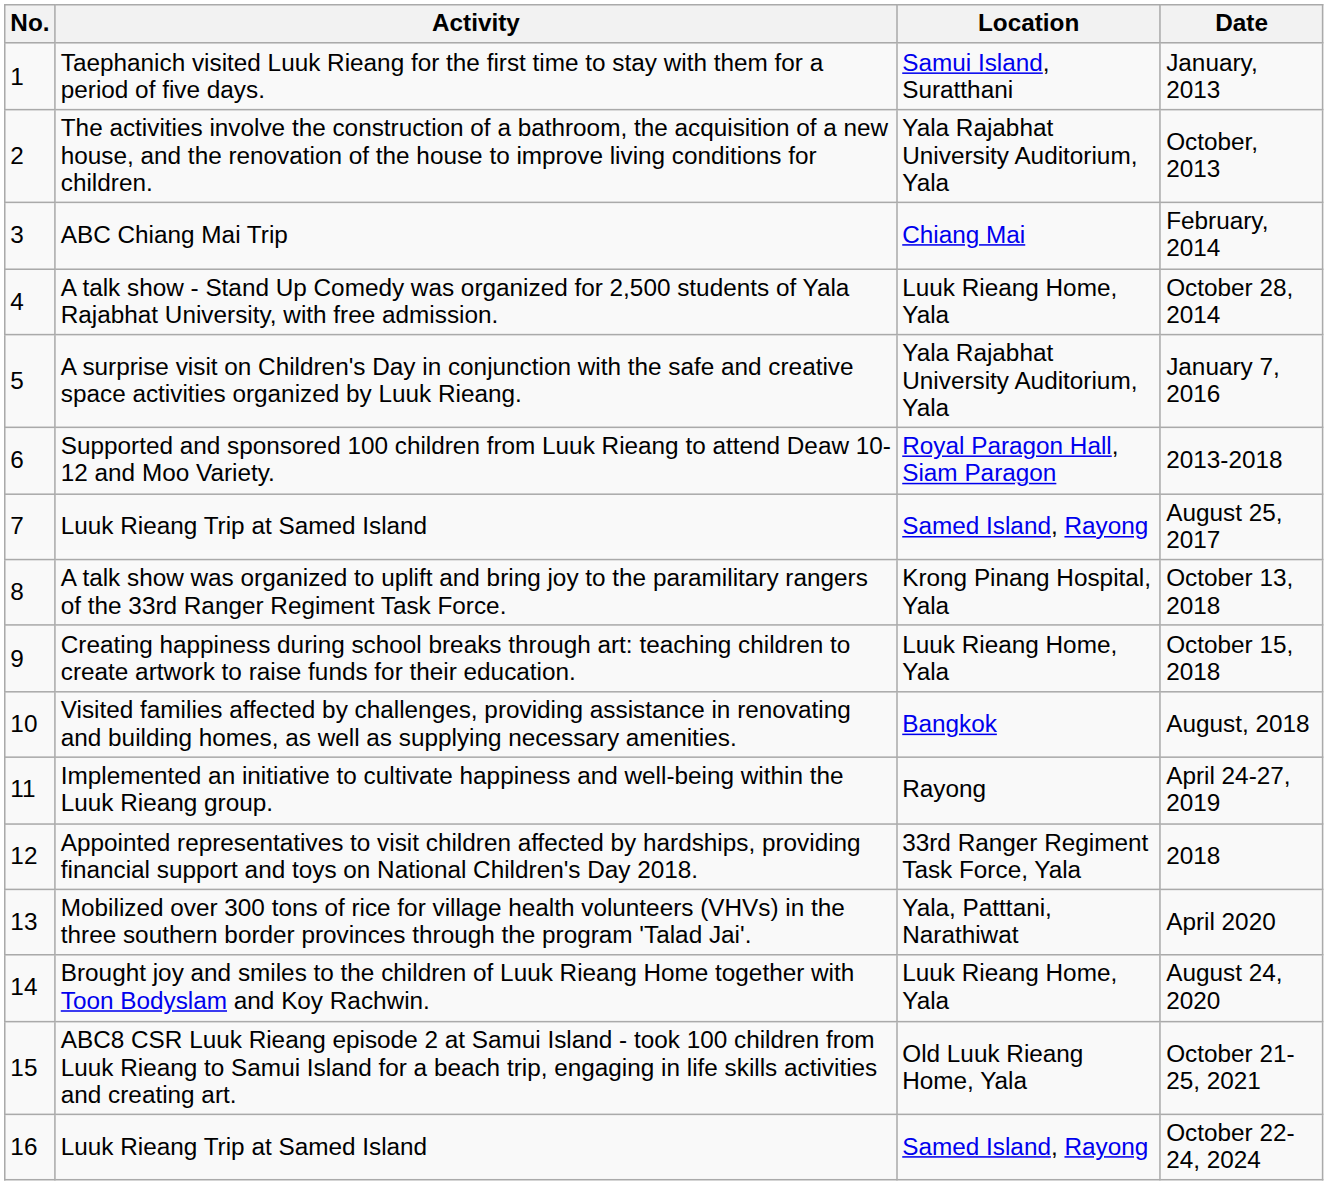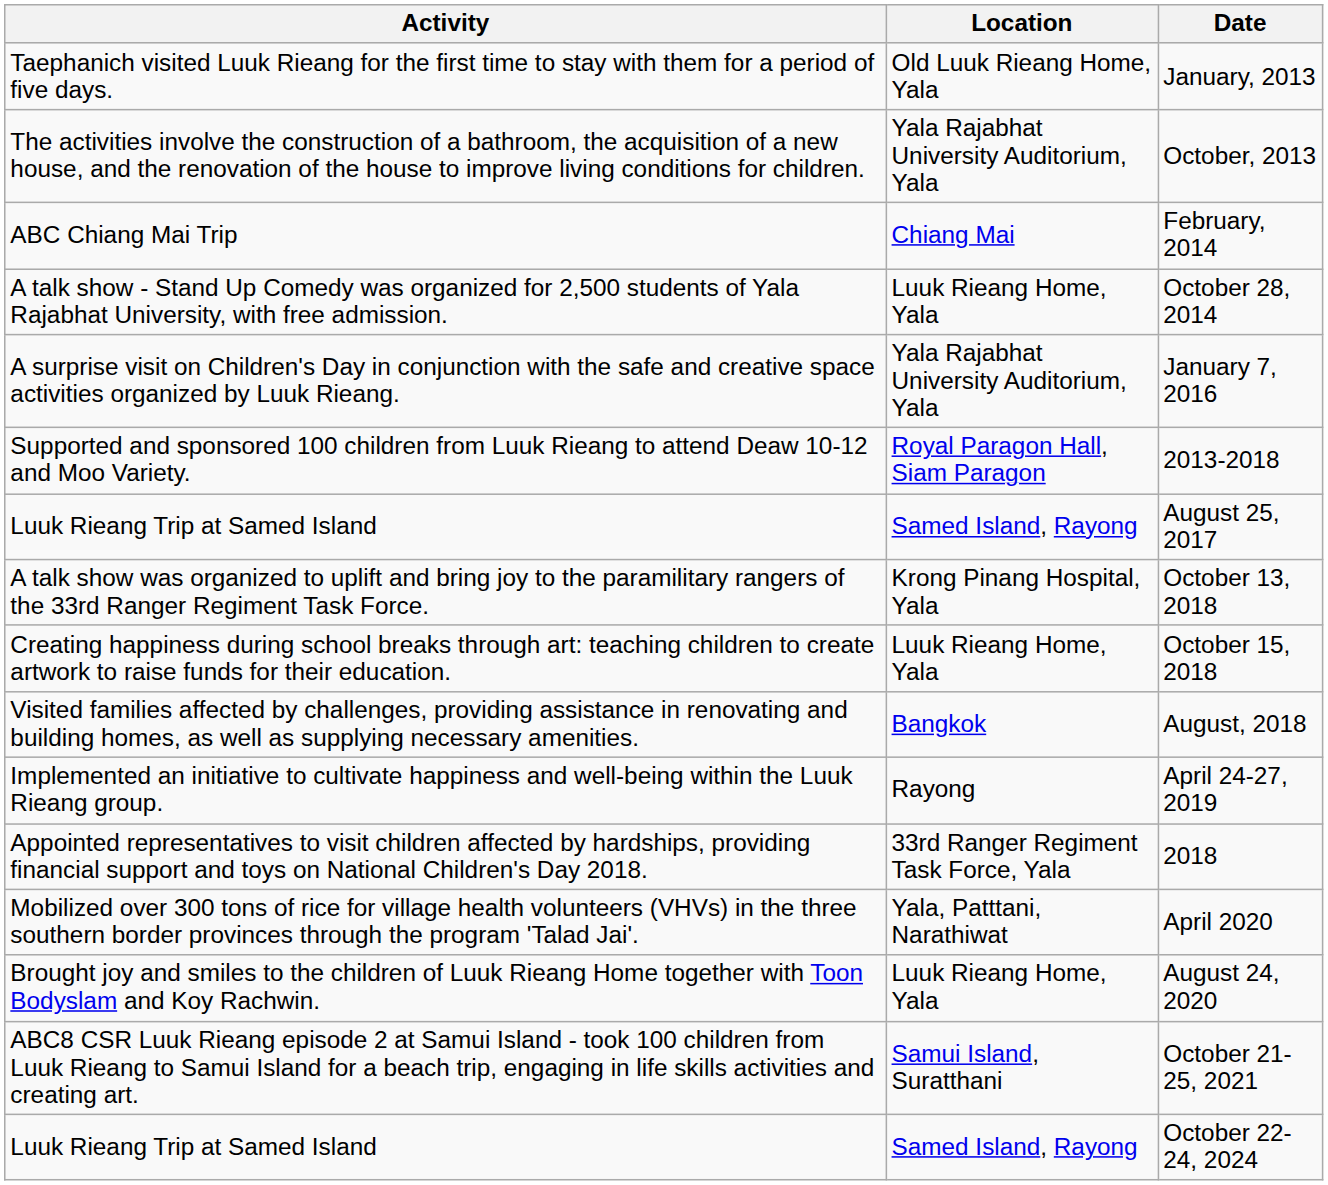- column: (30, 23)
(976, 76) Samui Island, Suratthani -> (1021, 76) Old Luuk Rieang Home, Yala
(993, 1067) Old Luuk Rieang Home, Yala -> (965, 1067) Samui Island, Suratthani
